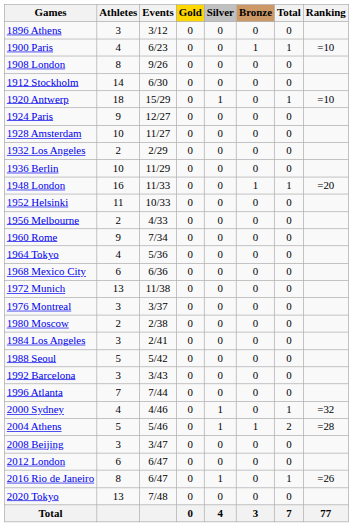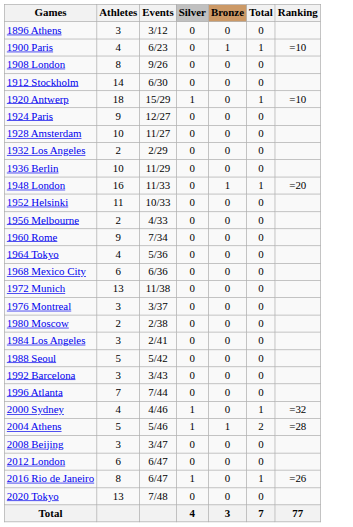- column: (190, 13)
